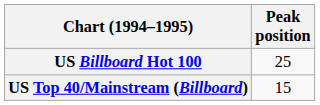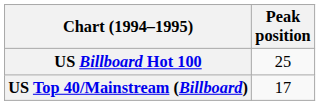(283, 87) 15 -> (283, 87) 17
